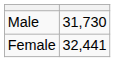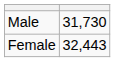(84, 45) 32,441 -> (84, 45) 32,443
